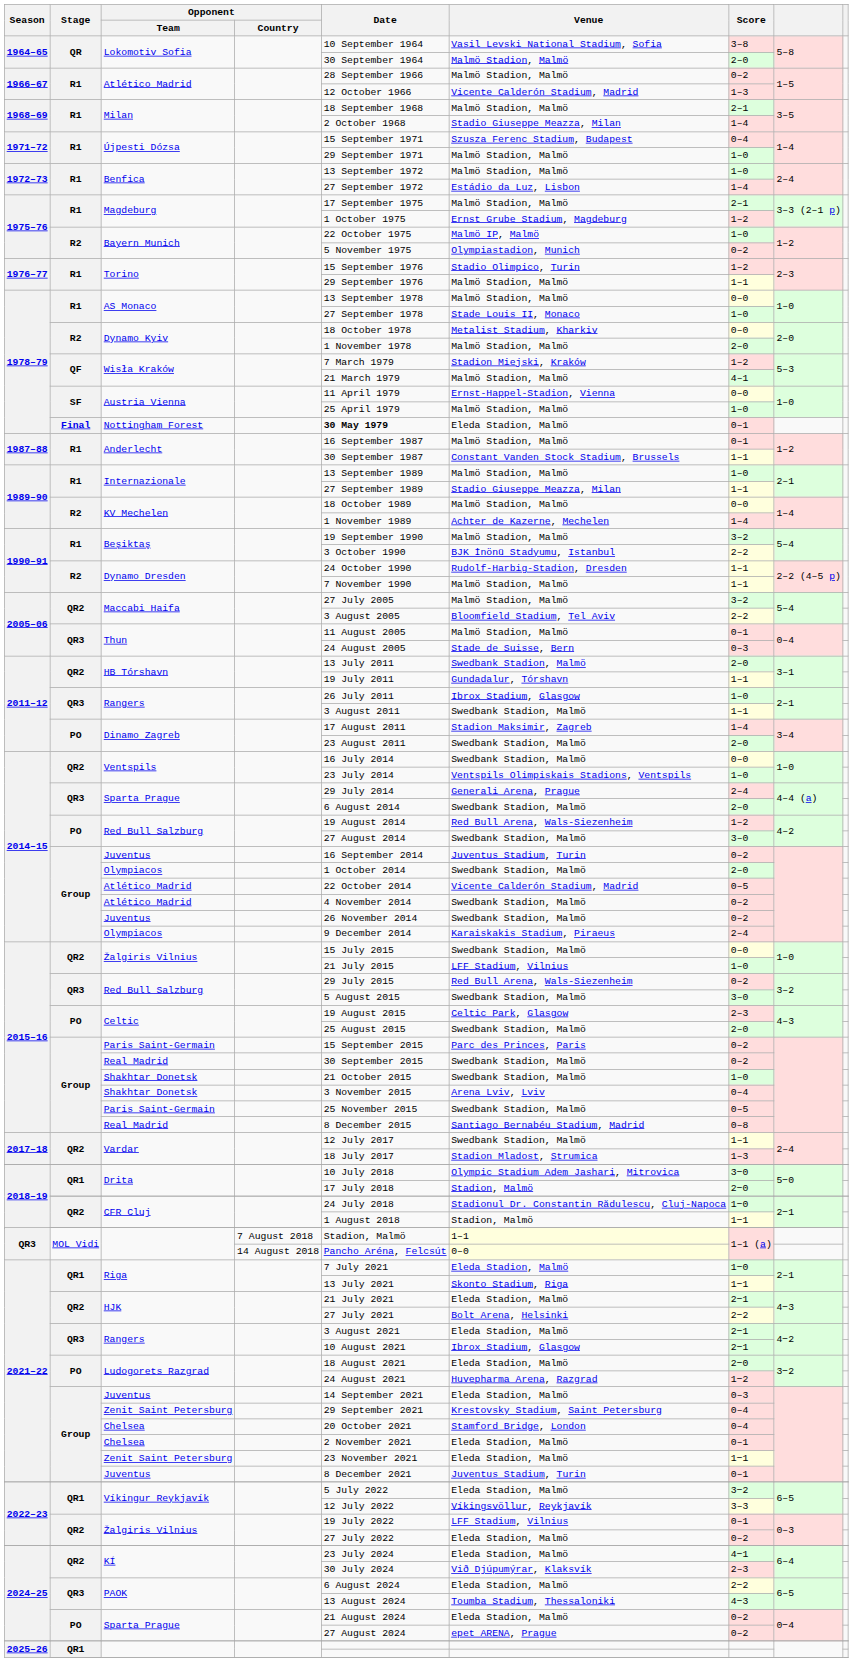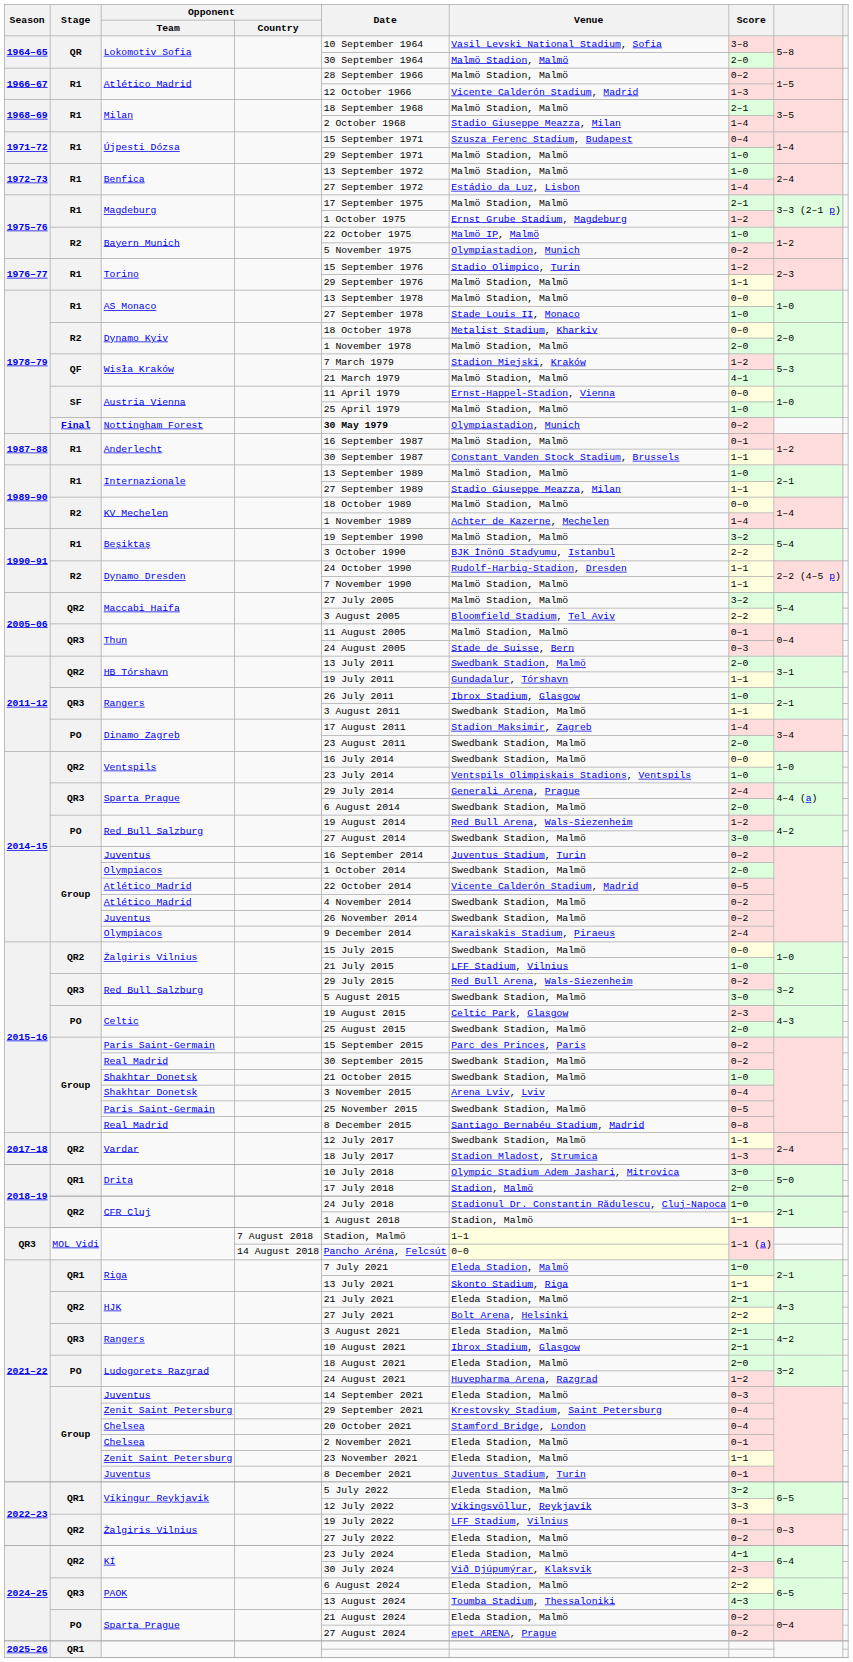(510, 425) Eleda Stadion, Malmö -> (516, 425) Olympiastadion, Munich
(740, 425) 0–1 -> (740, 425) 0–2
